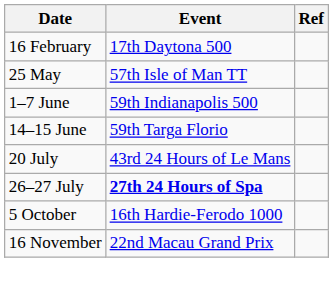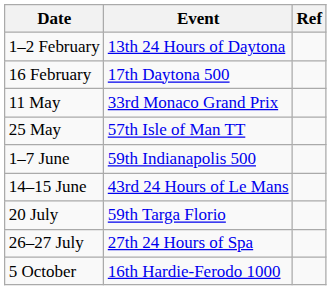+ row: (54, 46)
+ row: (35, 102)
(169, 130) 59th Targa Florio -> (198, 186) 43rd 24 Hours of Le Mans
(200, 158) 43rd 24 Hours of Le Mans -> (167, 214) 59th Targa Florio
(186, 186) bold -> (180, 242) normal
- row: (55, 242)
